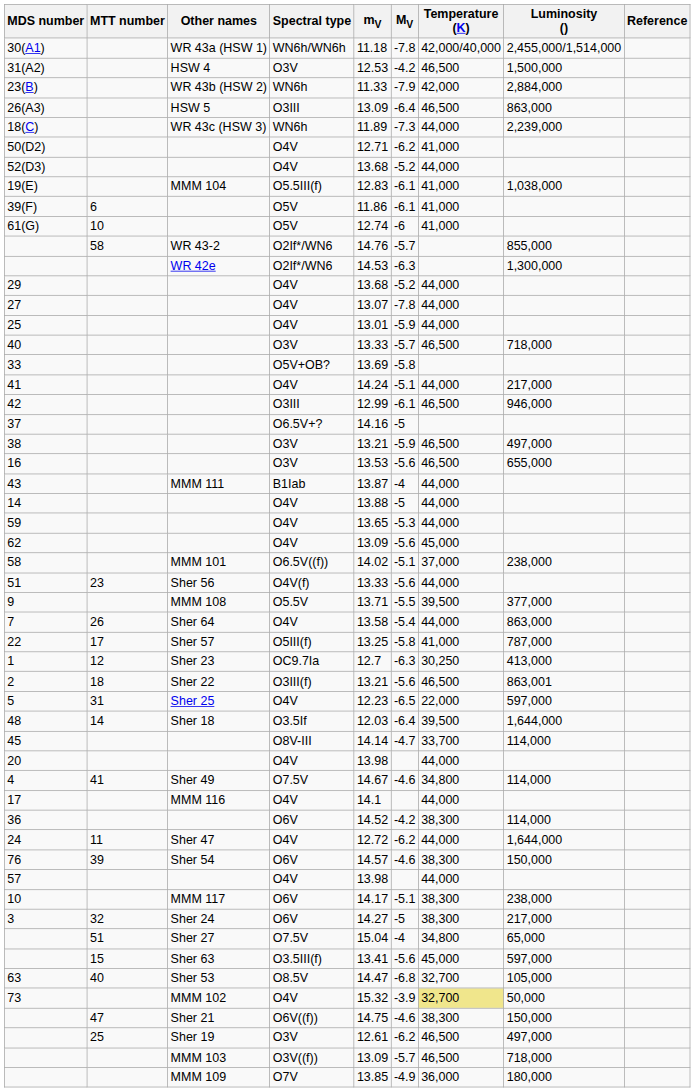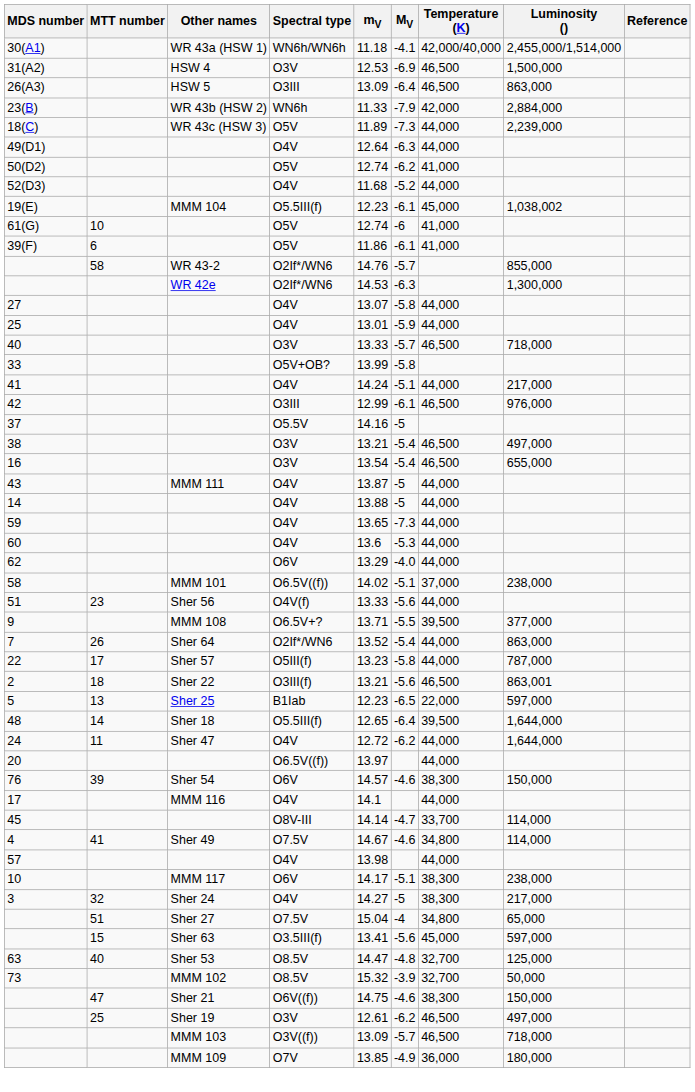(405, 48) -7.8 -> (405, 48) -4.1
(405, 68) -4.2 -> (405, 68) -6.9
rows swapped: (26, 107) <-> (23, 87)
(290, 127) WN6h -> (285, 127) O5V
+ row: (26, 147)
(285, 147) O4V -> (285, 166) O5V
(373, 147) 12.71 -> (373, 166) 12.74
(373, 166) 13.68 -> (372, 186) 11.68
(373, 186) 12.83 -> (373, 206) 12.23
(440, 186) 41,000 -> (440, 206) 45,000
(534, 186) 1,038,000 -> (534, 206) 1,038,002
rows swapped: (22, 206) <-> (23, 226)
- row: (14, 285)
(405, 305) -7.8 -> (405, 305) -5.8
(373, 364) 13.69 -> (373, 364) 13.99
(529, 404) 946,000 -> (529, 404) 976,000
(298, 424) O6.5V+? -> (290, 424) O5.5V
(405, 444) -5.9 -> (405, 444) -5.4
(373, 463) 13.53 -> (373, 463) 13.54
(405, 463) -5.6 -> (405, 463) -5.4
(289, 483) B1Iab -> (285, 483) O4V
(399, 483) -4 -> (399, 483) -5
(405, 523) -5.3 -> (405, 523) -7.3
+ row: (14, 543)
(285, 543) O4V -> (285, 562) O6V
(373, 543) 13.09 -> (373, 562) 13.29
(405, 543) -5.6 -> (405, 562) -4.0
(440, 543) 45,000 -> (440, 562) 44,000
(290, 602) O5.5V -> (298, 622) O6.5V+?
(285, 622) O4V -> (303, 642) O2If*/WN6
(373, 622) 13.58 -> (373, 642) 13.52
(373, 642) 13.25 -> (373, 661) 13.23
(440, 642) 41,000 -> (440, 661) 44,000
- row: (11, 661)
(97, 701) 31 -> (97, 701) 13
(285, 701) O4V -> (289, 701) B1Iab
(290, 721) O3.5If -> (297, 721) O5.5III(f)
(373, 721) 12.03 -> (373, 721) 12.65
rows swapped: (14, 839) <-> (14, 740)
(285, 760) O4V -> (300, 760) O6.5V((f))
(373, 760) 13.98 -> (373, 760) 13.97
rows swapped: (14, 859) <-> (11, 780)
- row: (14, 820)
(285, 919) O6V -> (285, 899) O4V
(405, 978) -6.8 -> (405, 958) -4.8
(529, 978) 105,000 -> (529, 958) 125,000
(285, 998) O4V -> (290, 978) O8.5V
(440, 998) khaki background -> (440, 978) no background
